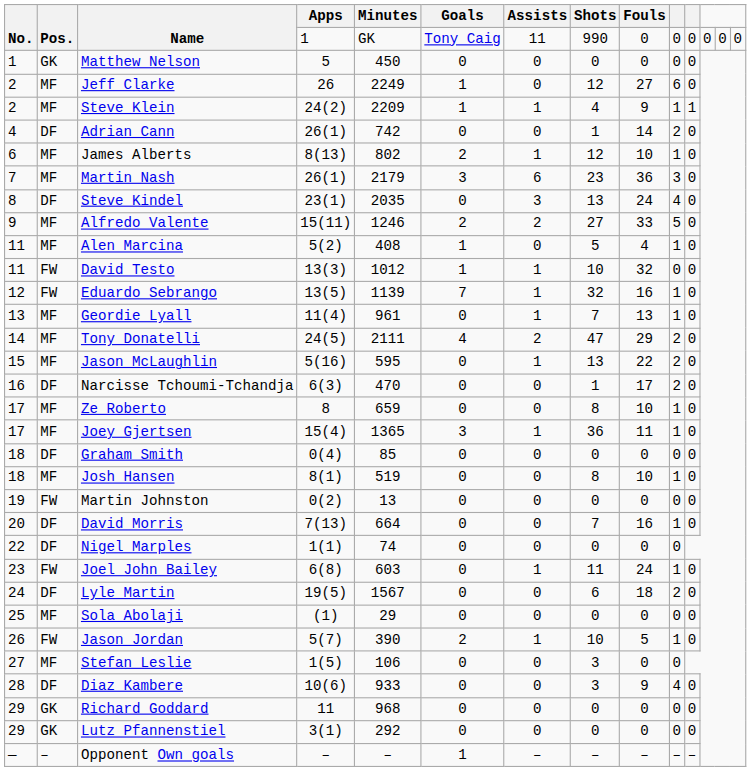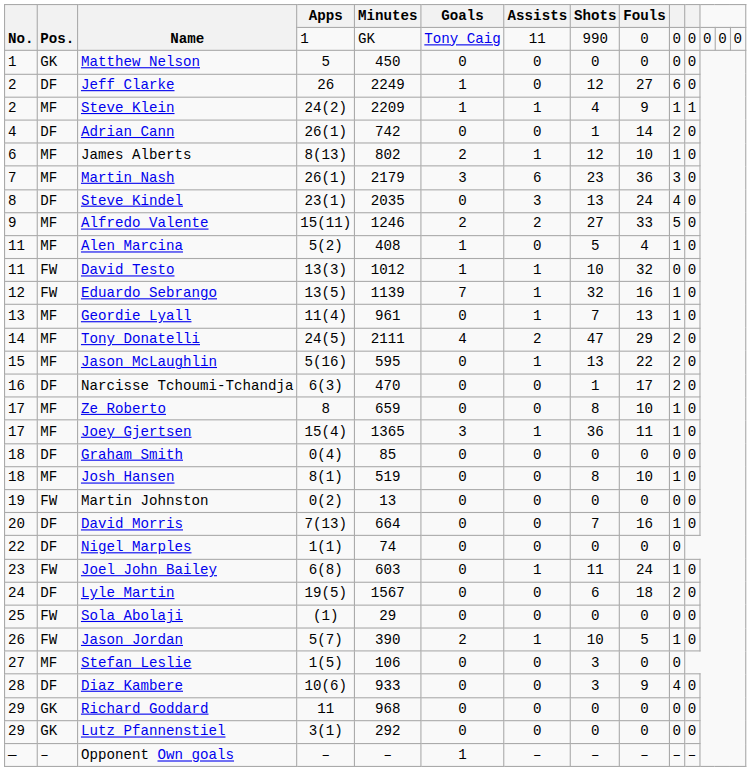(49, 85) MF -> (49, 85) DF
(49, 617) MF -> (49, 617) FW
